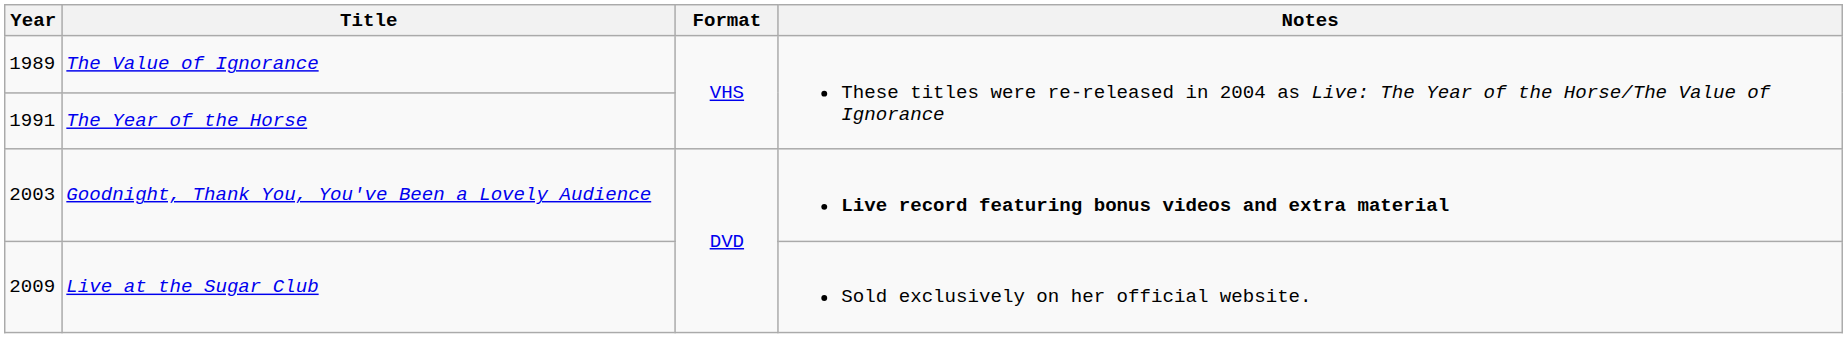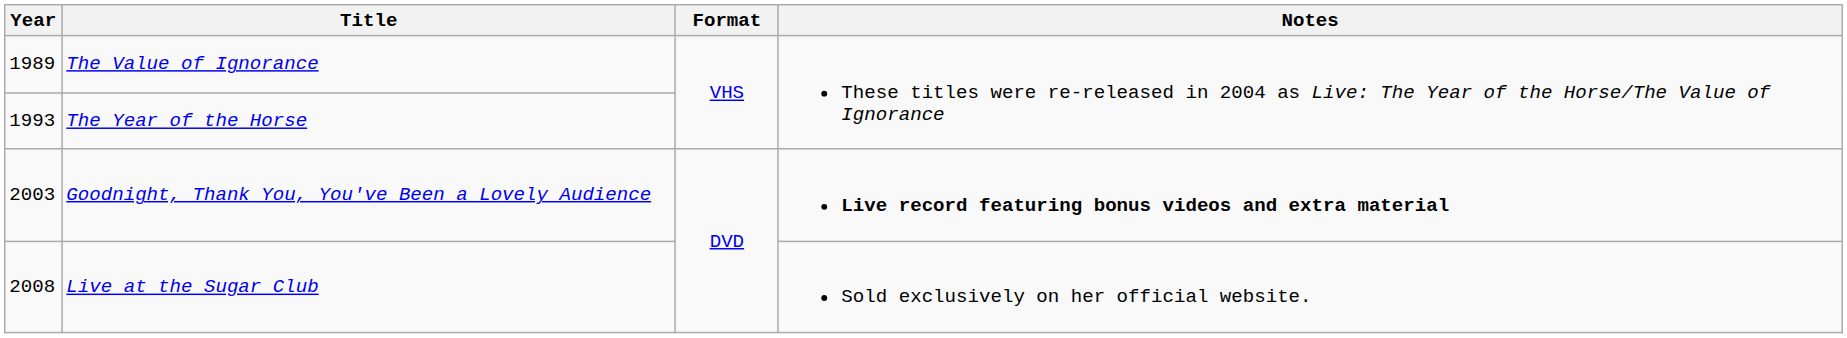(32, 121) 1991 -> (32, 121) 1993
(32, 286) 2009 -> (32, 286) 2008
